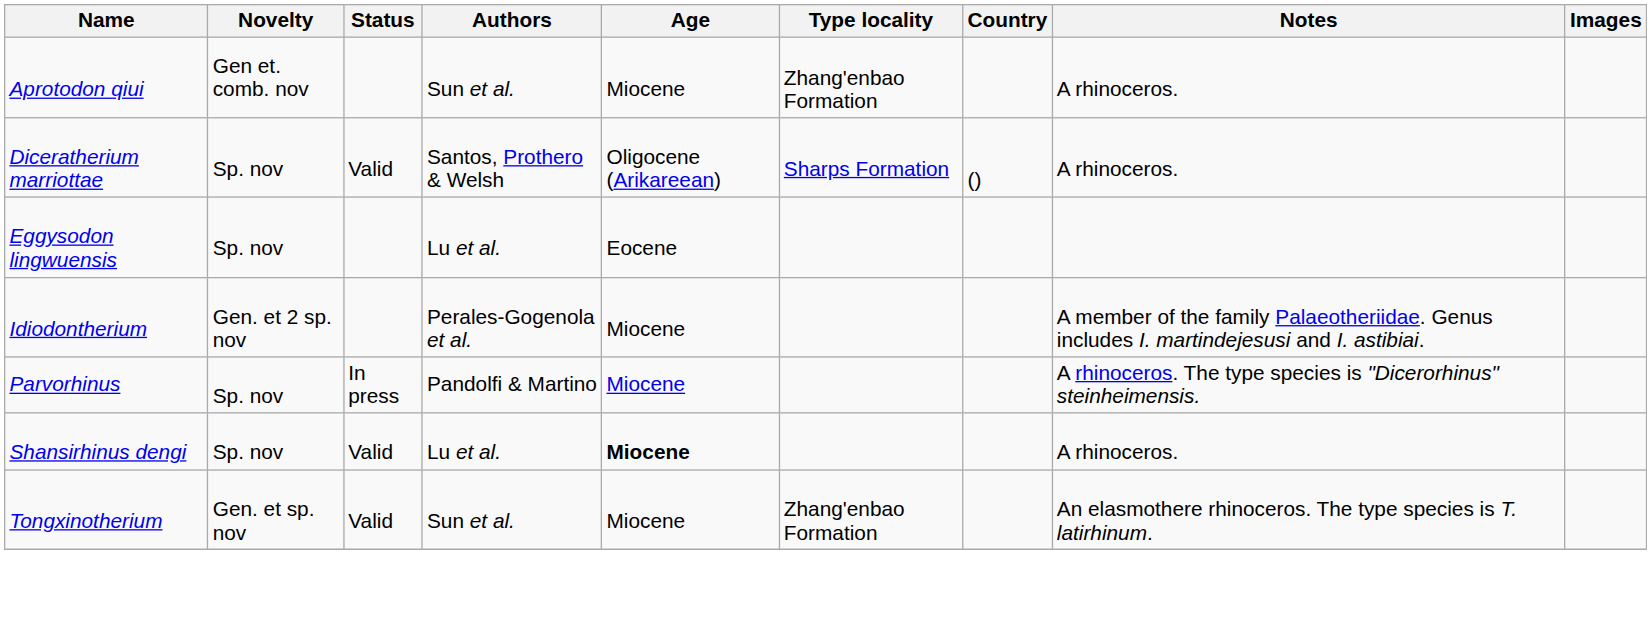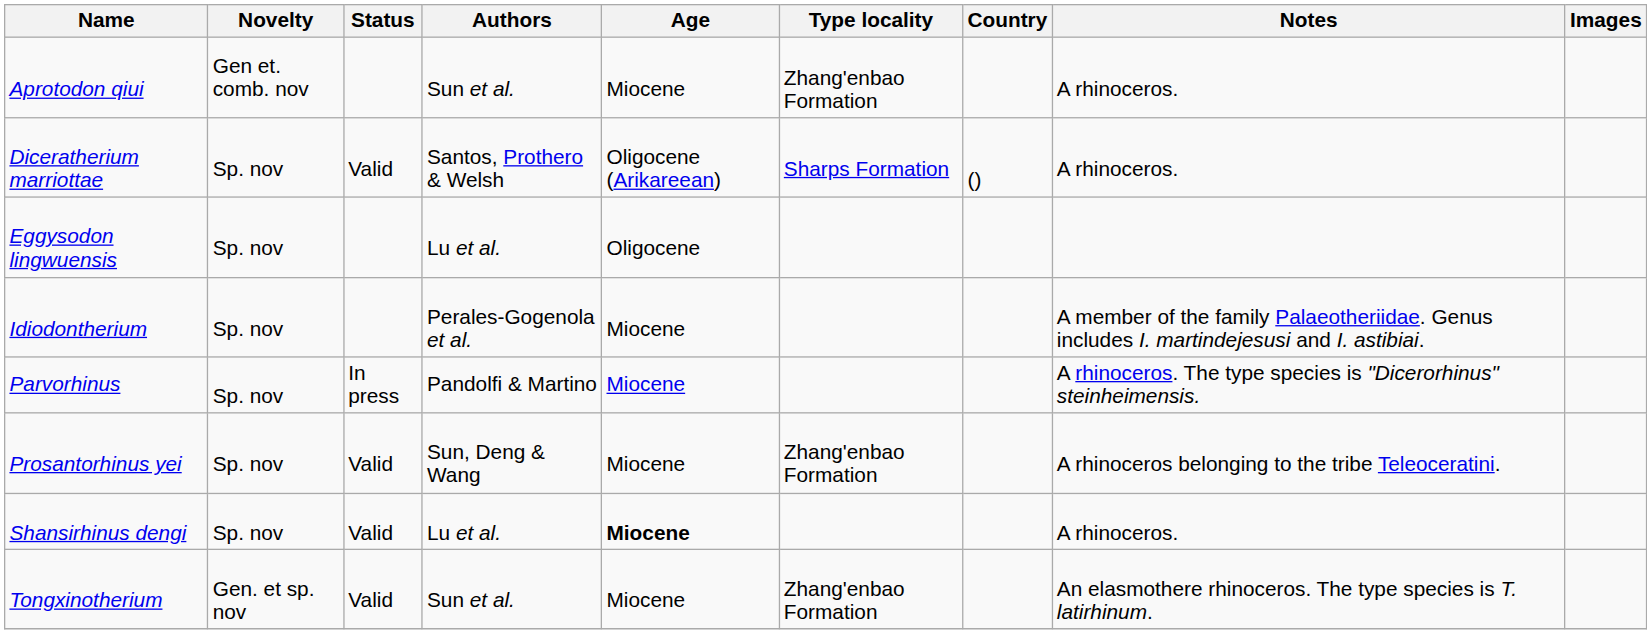(642, 248) Eocene -> (653, 248) Oligocene
(272, 328) Gen. et 2 sp. nov -> (248, 328) Sp. nov
+ row: (96, 464)
